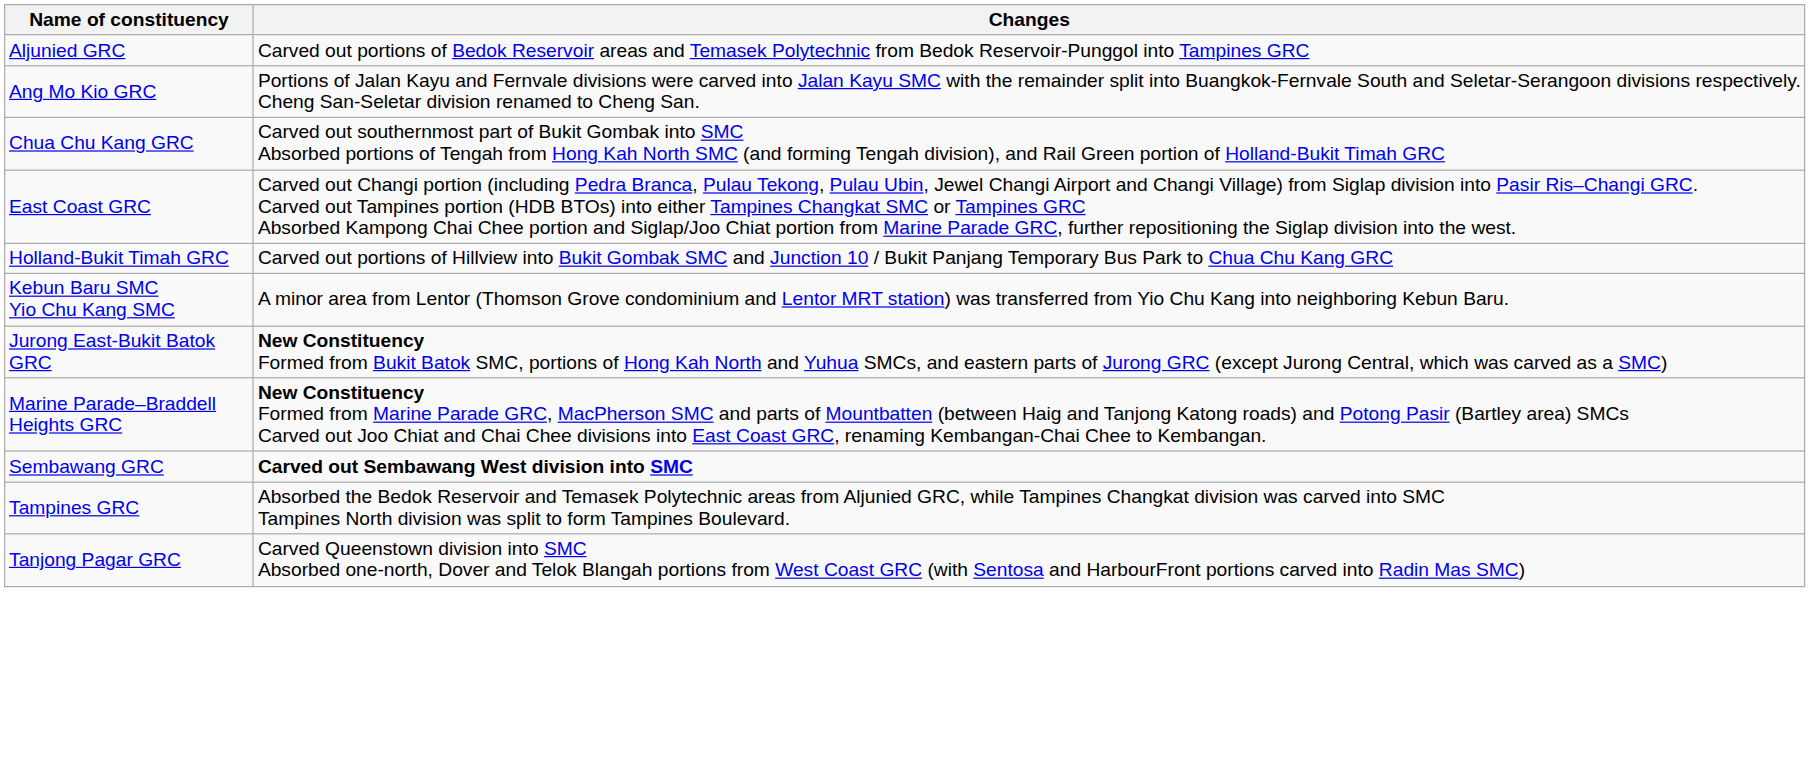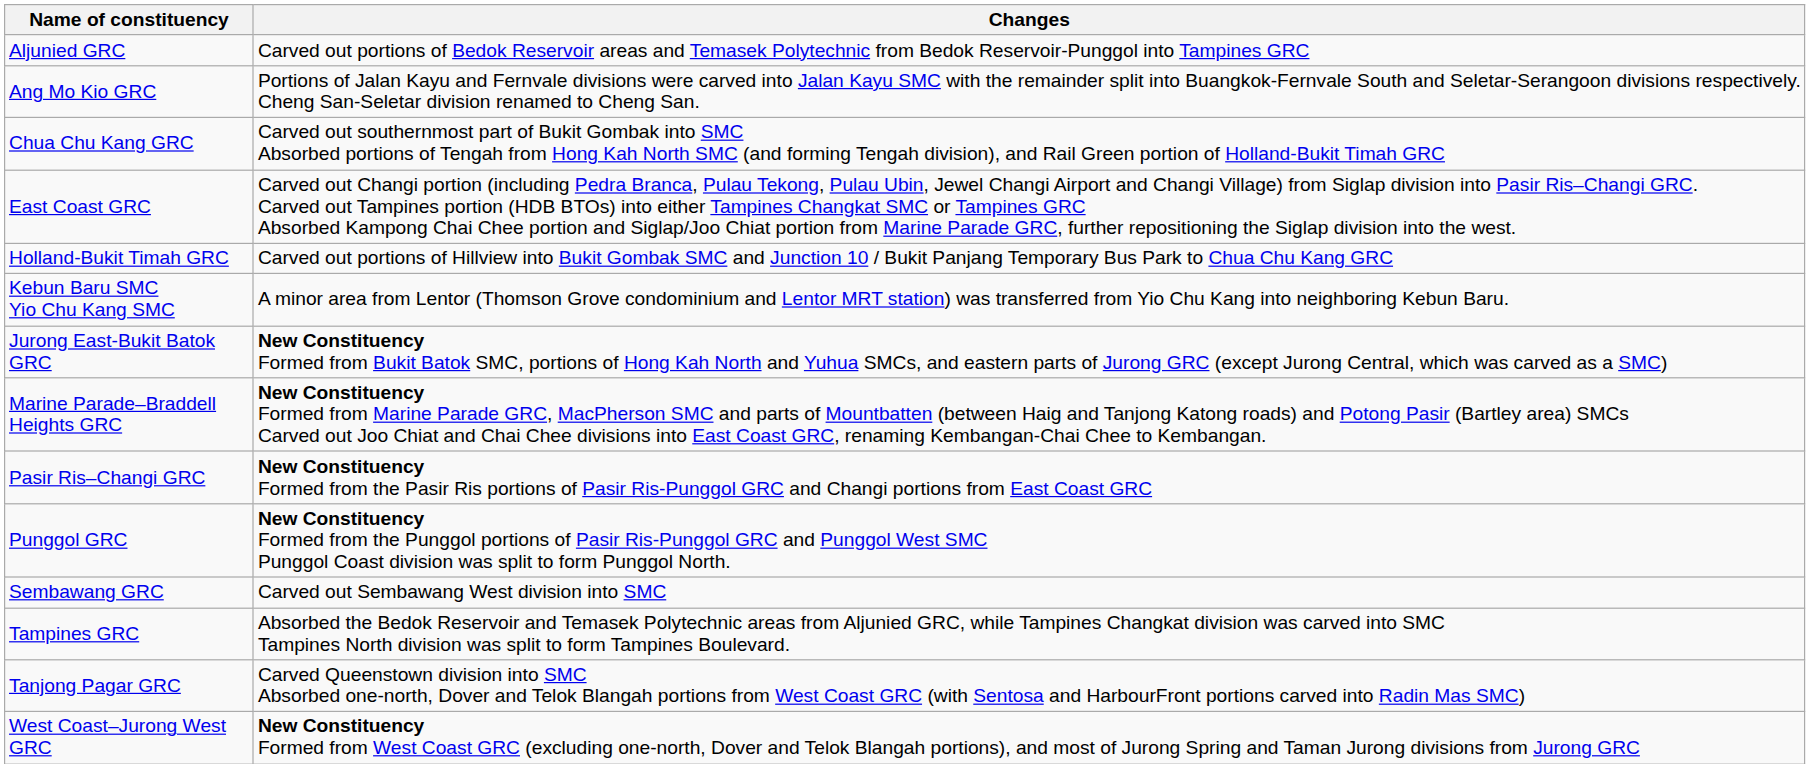+ row: (107, 477)
+ row: (68, 540)
(475, 466) bold -> (462, 592) normal
+ row: (118, 737)
